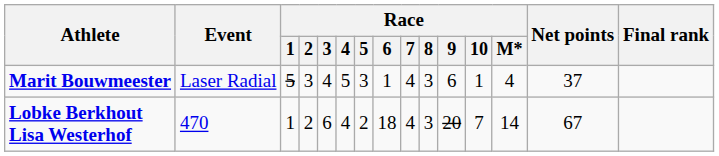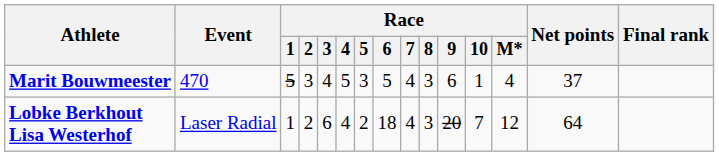(228, 81) Laser Radial -> (194, 81) 470
(387, 81) 1 -> (387, 81) 5
(194, 124) 470 -> (228, 124) Laser Radial
(510, 124) 14 -> (510, 124) 12
(573, 124) 67 -> (573, 124) 64
